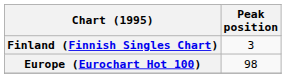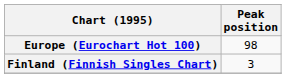rows swapped: (113, 64) <-> (113, 45)
